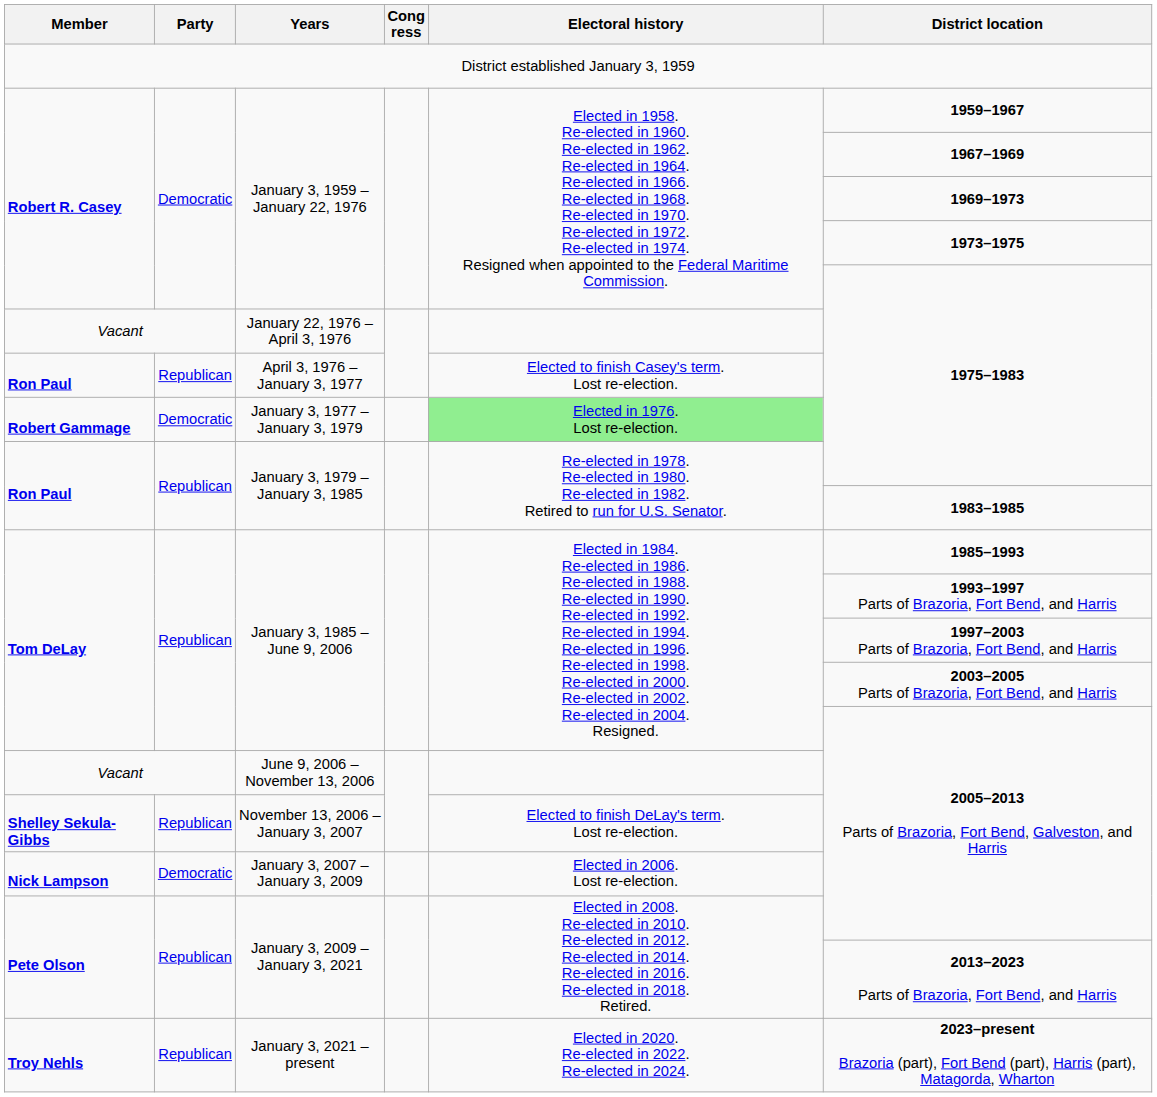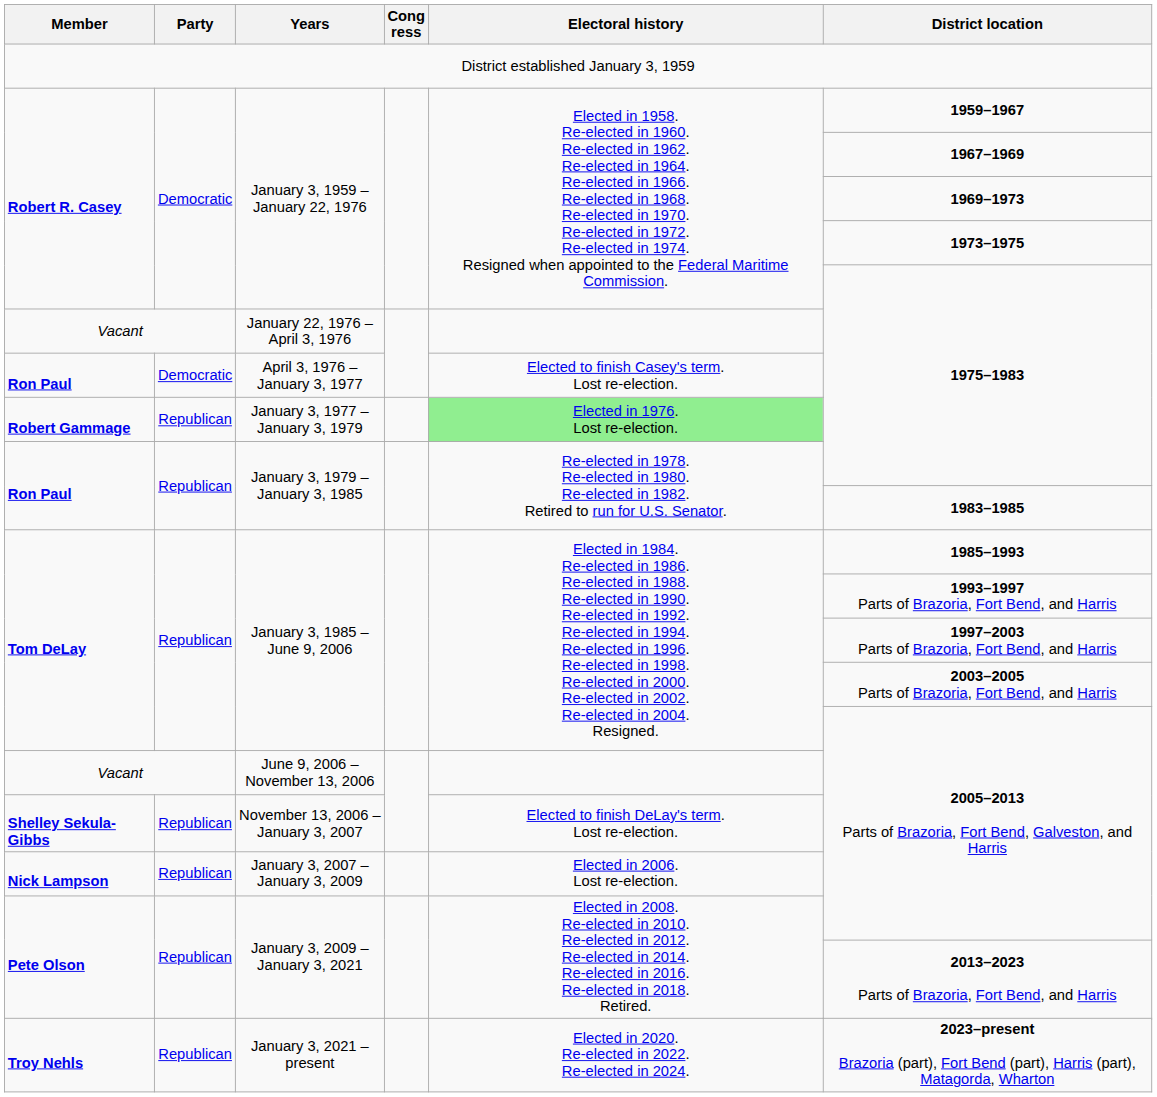(195, 375) Republican -> (195, 375) Democratic
(195, 419) Democratic -> (195, 419) Republican
(195, 873) Democratic -> (195, 873) Republican
